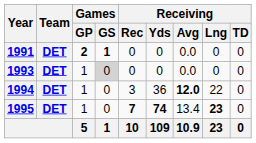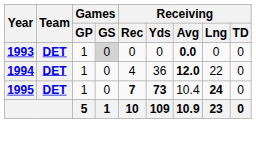- row: (20, 52)
(188, 71) normal -> (188, 52) bold
(132, 90) 3 -> (132, 71) 4
(160, 109) 74 -> (160, 90) 73
(188, 109) 13.4 -> (188, 90) 10.4
(216, 109) 23 -> (216, 90) 24
